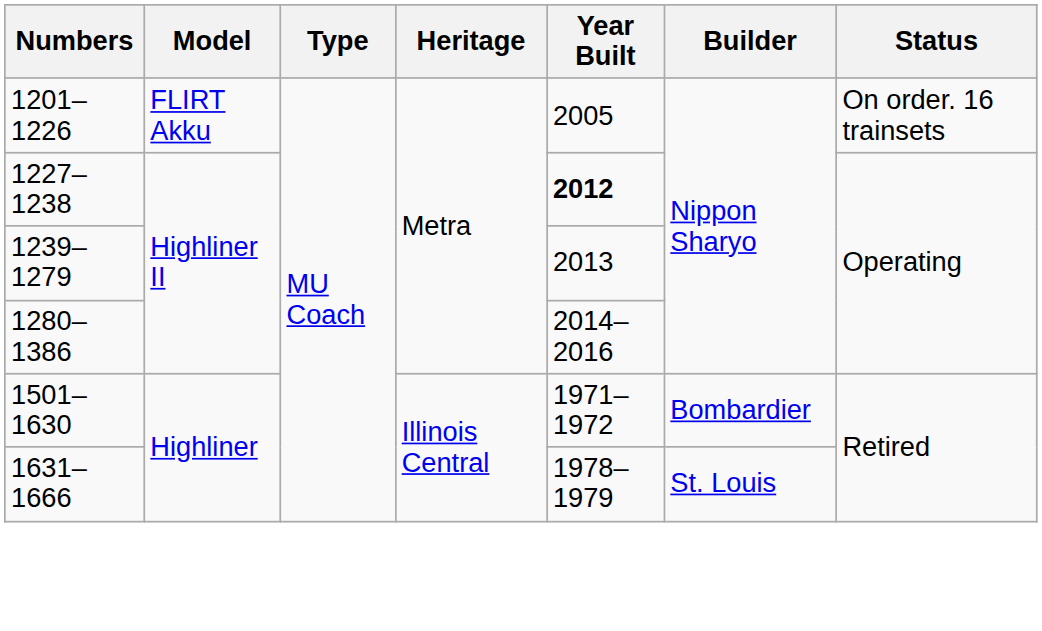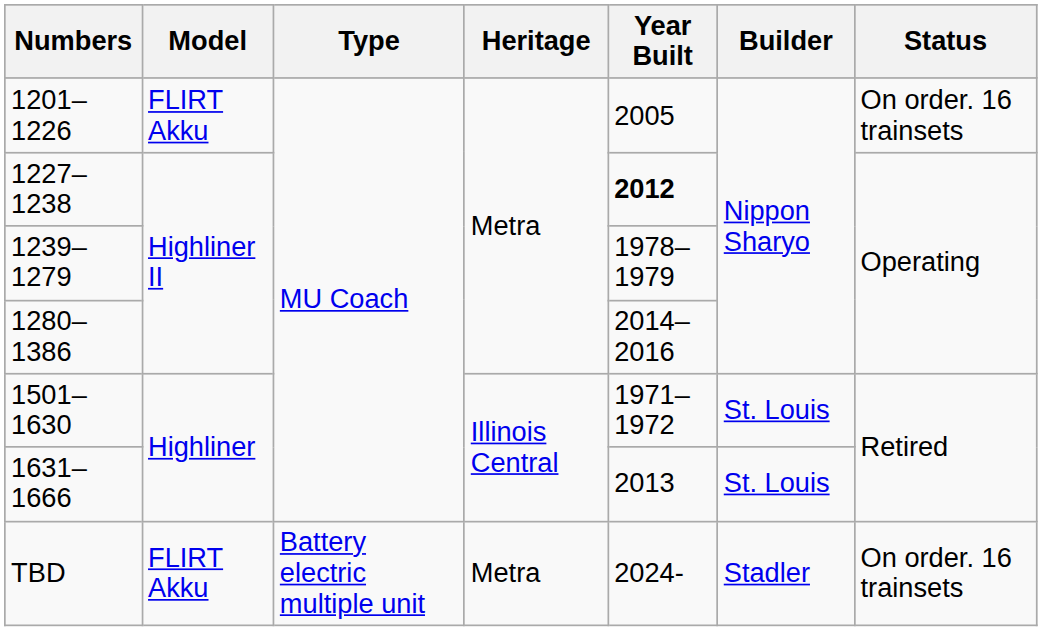(583, 262) 2013 -> (652, 262) 1978–1979
(741, 410) Bombardier -> (777, 410) St. Louis
(591, 483) 1978–1979 -> (644, 483) 2013
+ row: (38, 572)
